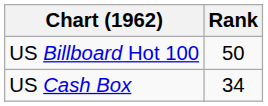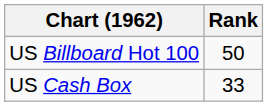(233, 85) 34 -> (233, 85) 33
